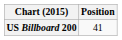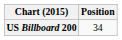(98, 27) 41 -> (98, 27) 34
